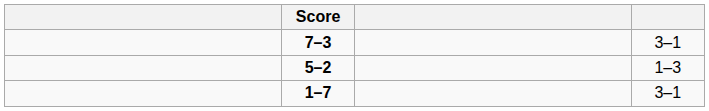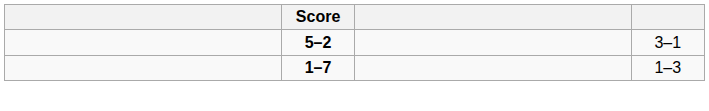- row: (318, 42)
(668, 67) 1–3 -> (668, 42) 3–1
(668, 93) 3–1 -> (668, 67) 1–3
